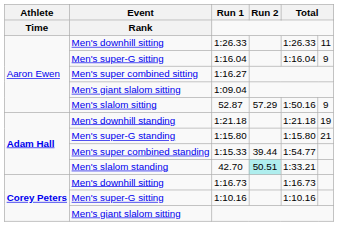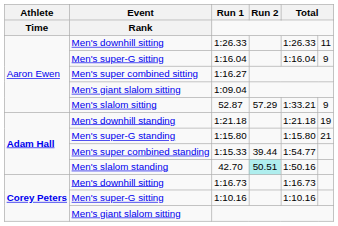(299, 105) 1:50.16 -> (299, 105) 1:33.21
(299, 167) 1:33.21 -> (299, 167) 1:50.16
